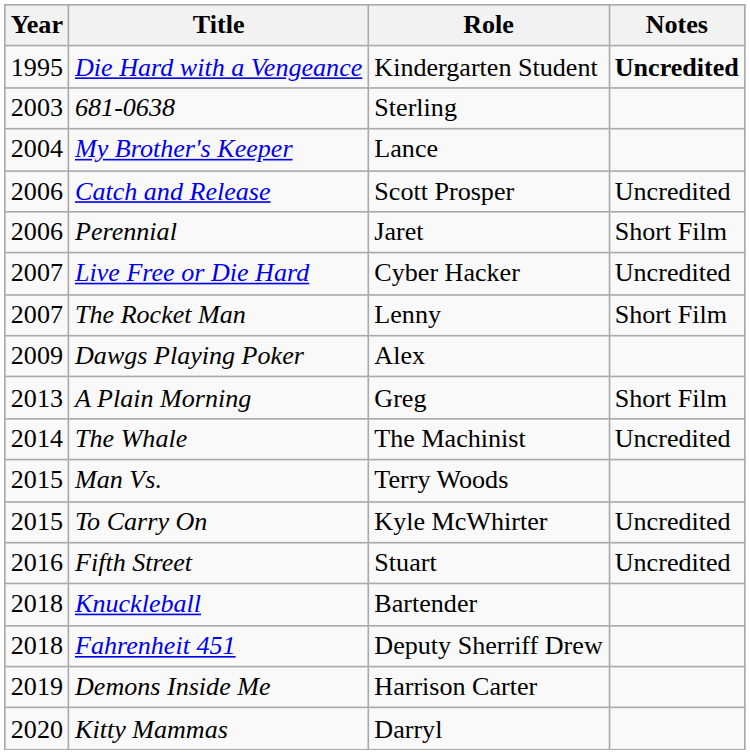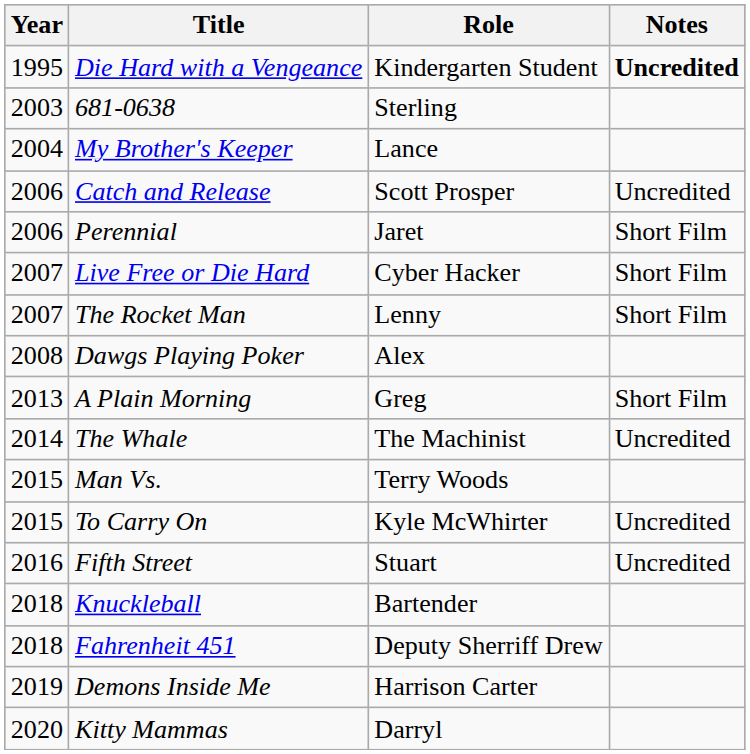(673, 273) Uncredited -> (671, 273) Short Film
(37, 356) 2009 -> (37, 356) 2008
